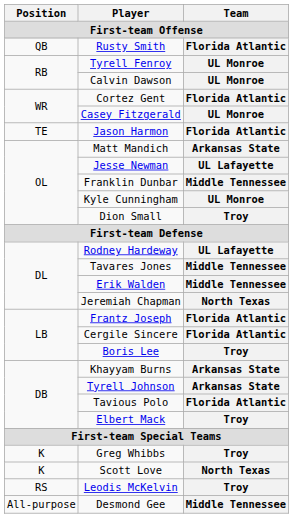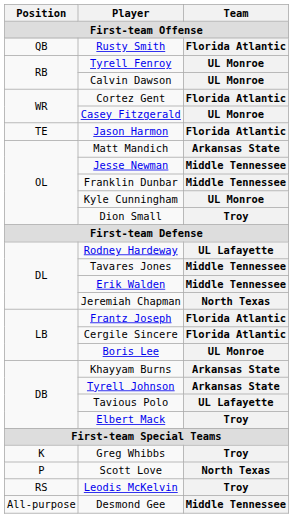(236, 165) UL Lafayette -> (236, 165) Middle Tennessee
(236, 352) Troy -> (236, 352) UL Monroe
(236, 403) Florida Atlantic -> (236, 403) UL Lafayette
(41, 471) K -> (41, 471) P
